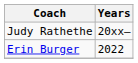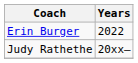rows swapped: (50, 31) <-> (43, 49)
